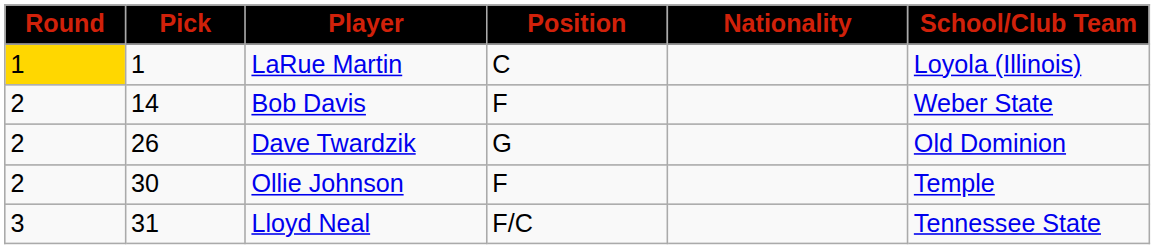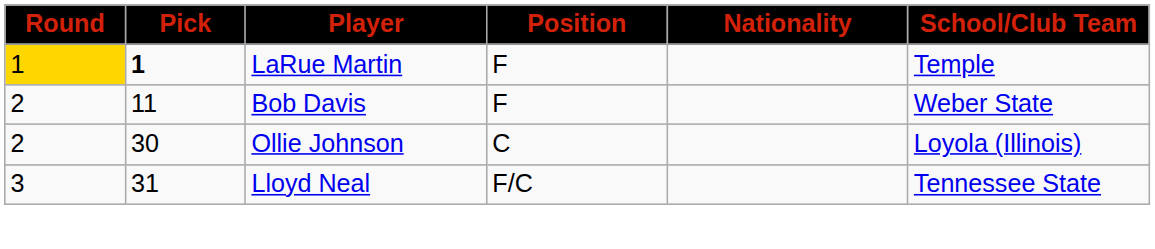(138, 64) normal -> (138, 64) bold
(501, 64) C -> (500, 64) F
(998, 64) Loyola (Illinois) -> (954, 64) Temple
(145, 104) 14 -> (144, 104) 11
- row: (334, 143)
(500, 183) F -> (501, 143) C
(954, 183) Temple -> (998, 143) Loyola (Illinois)
